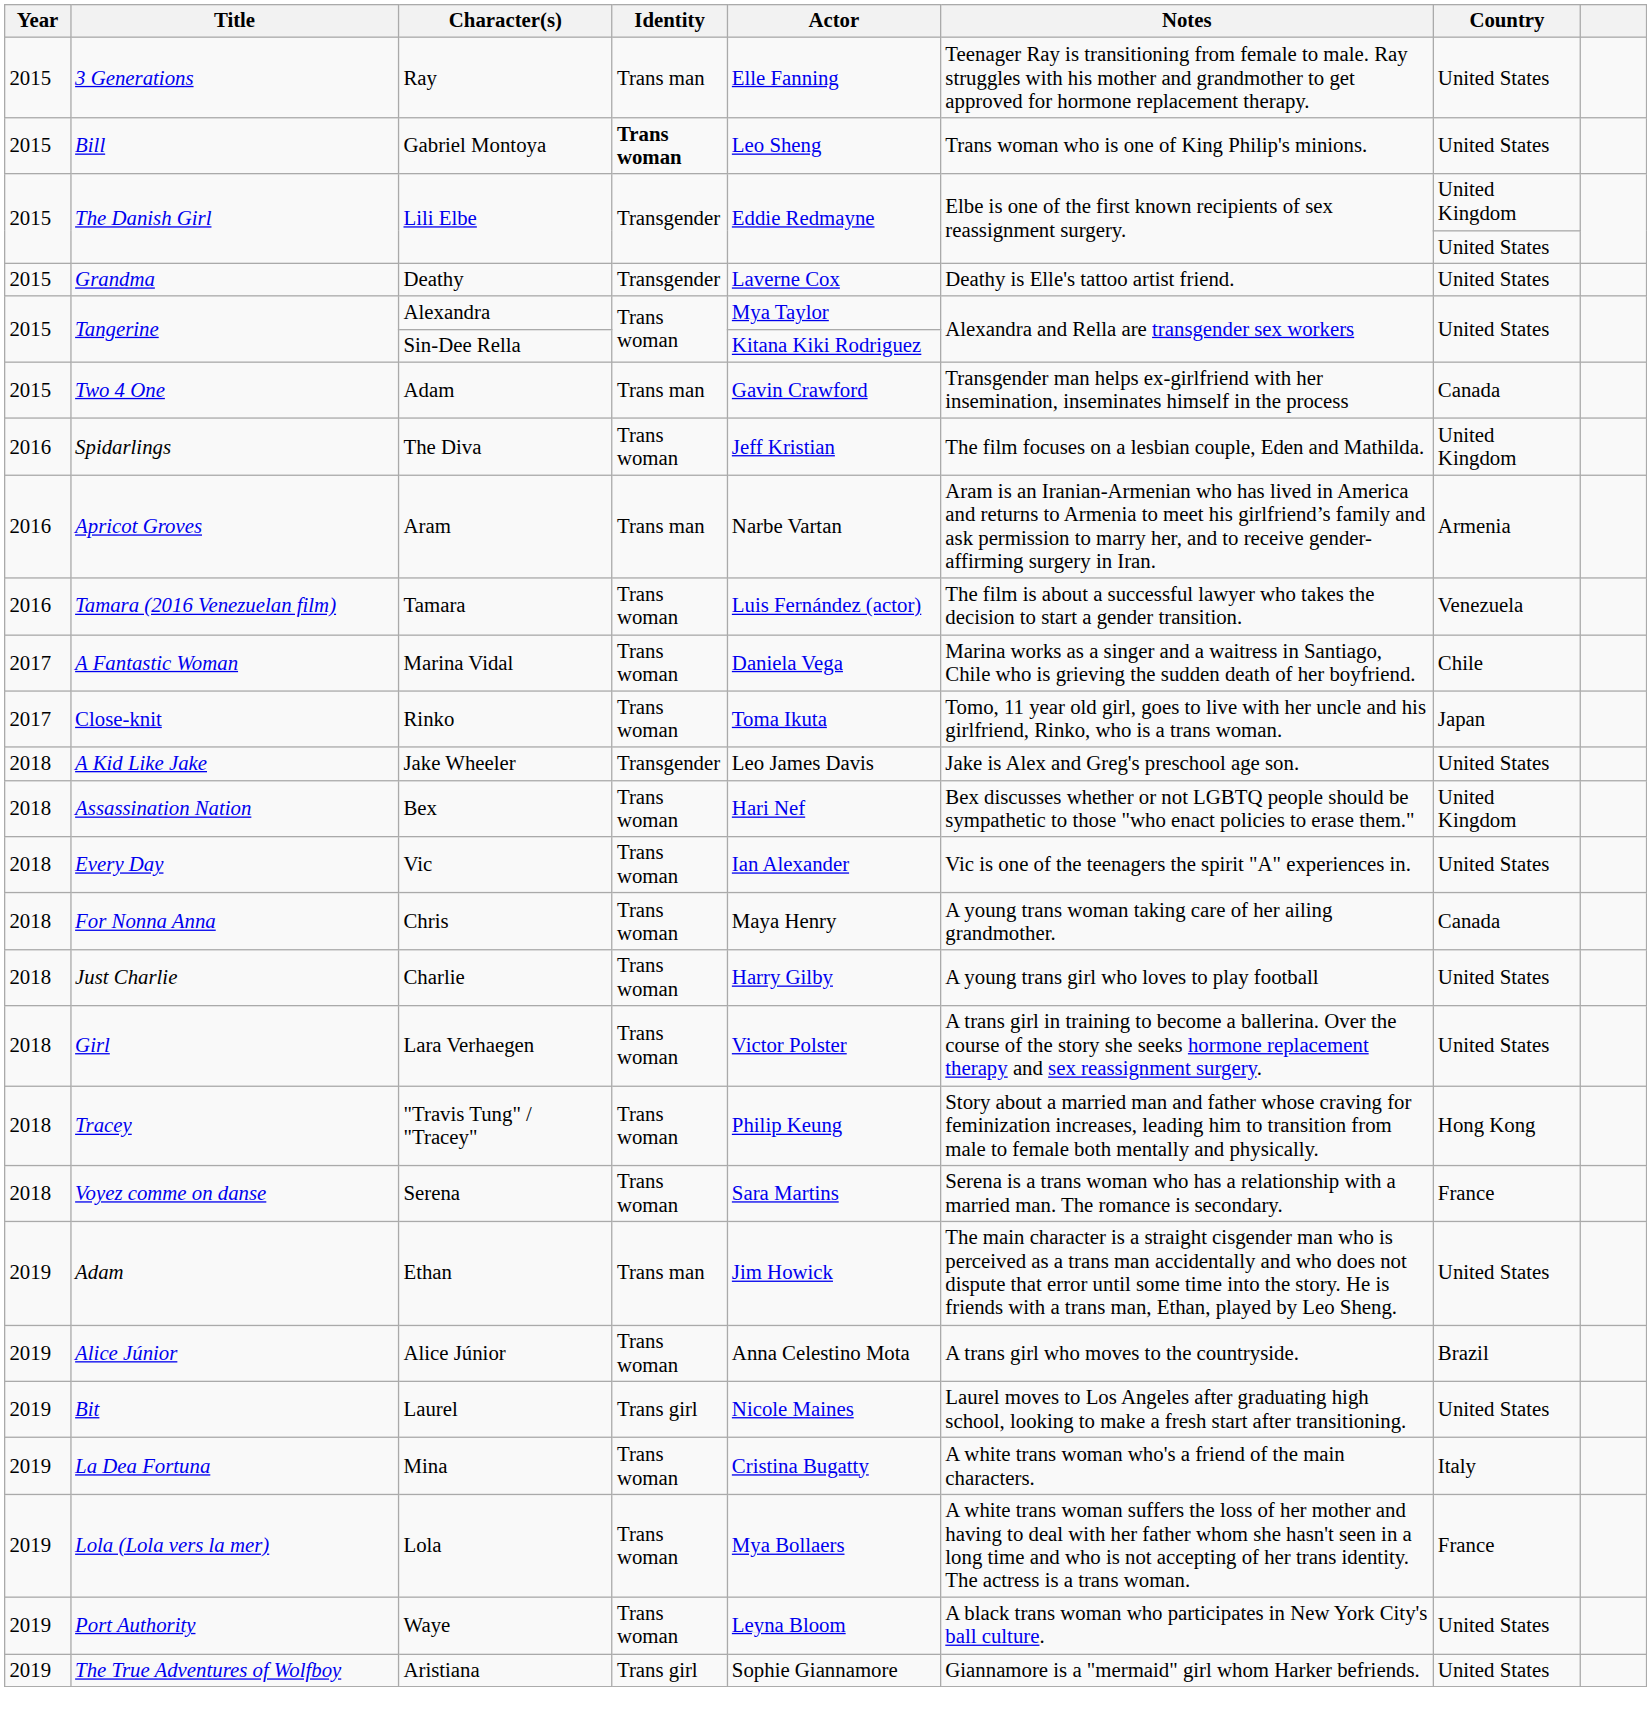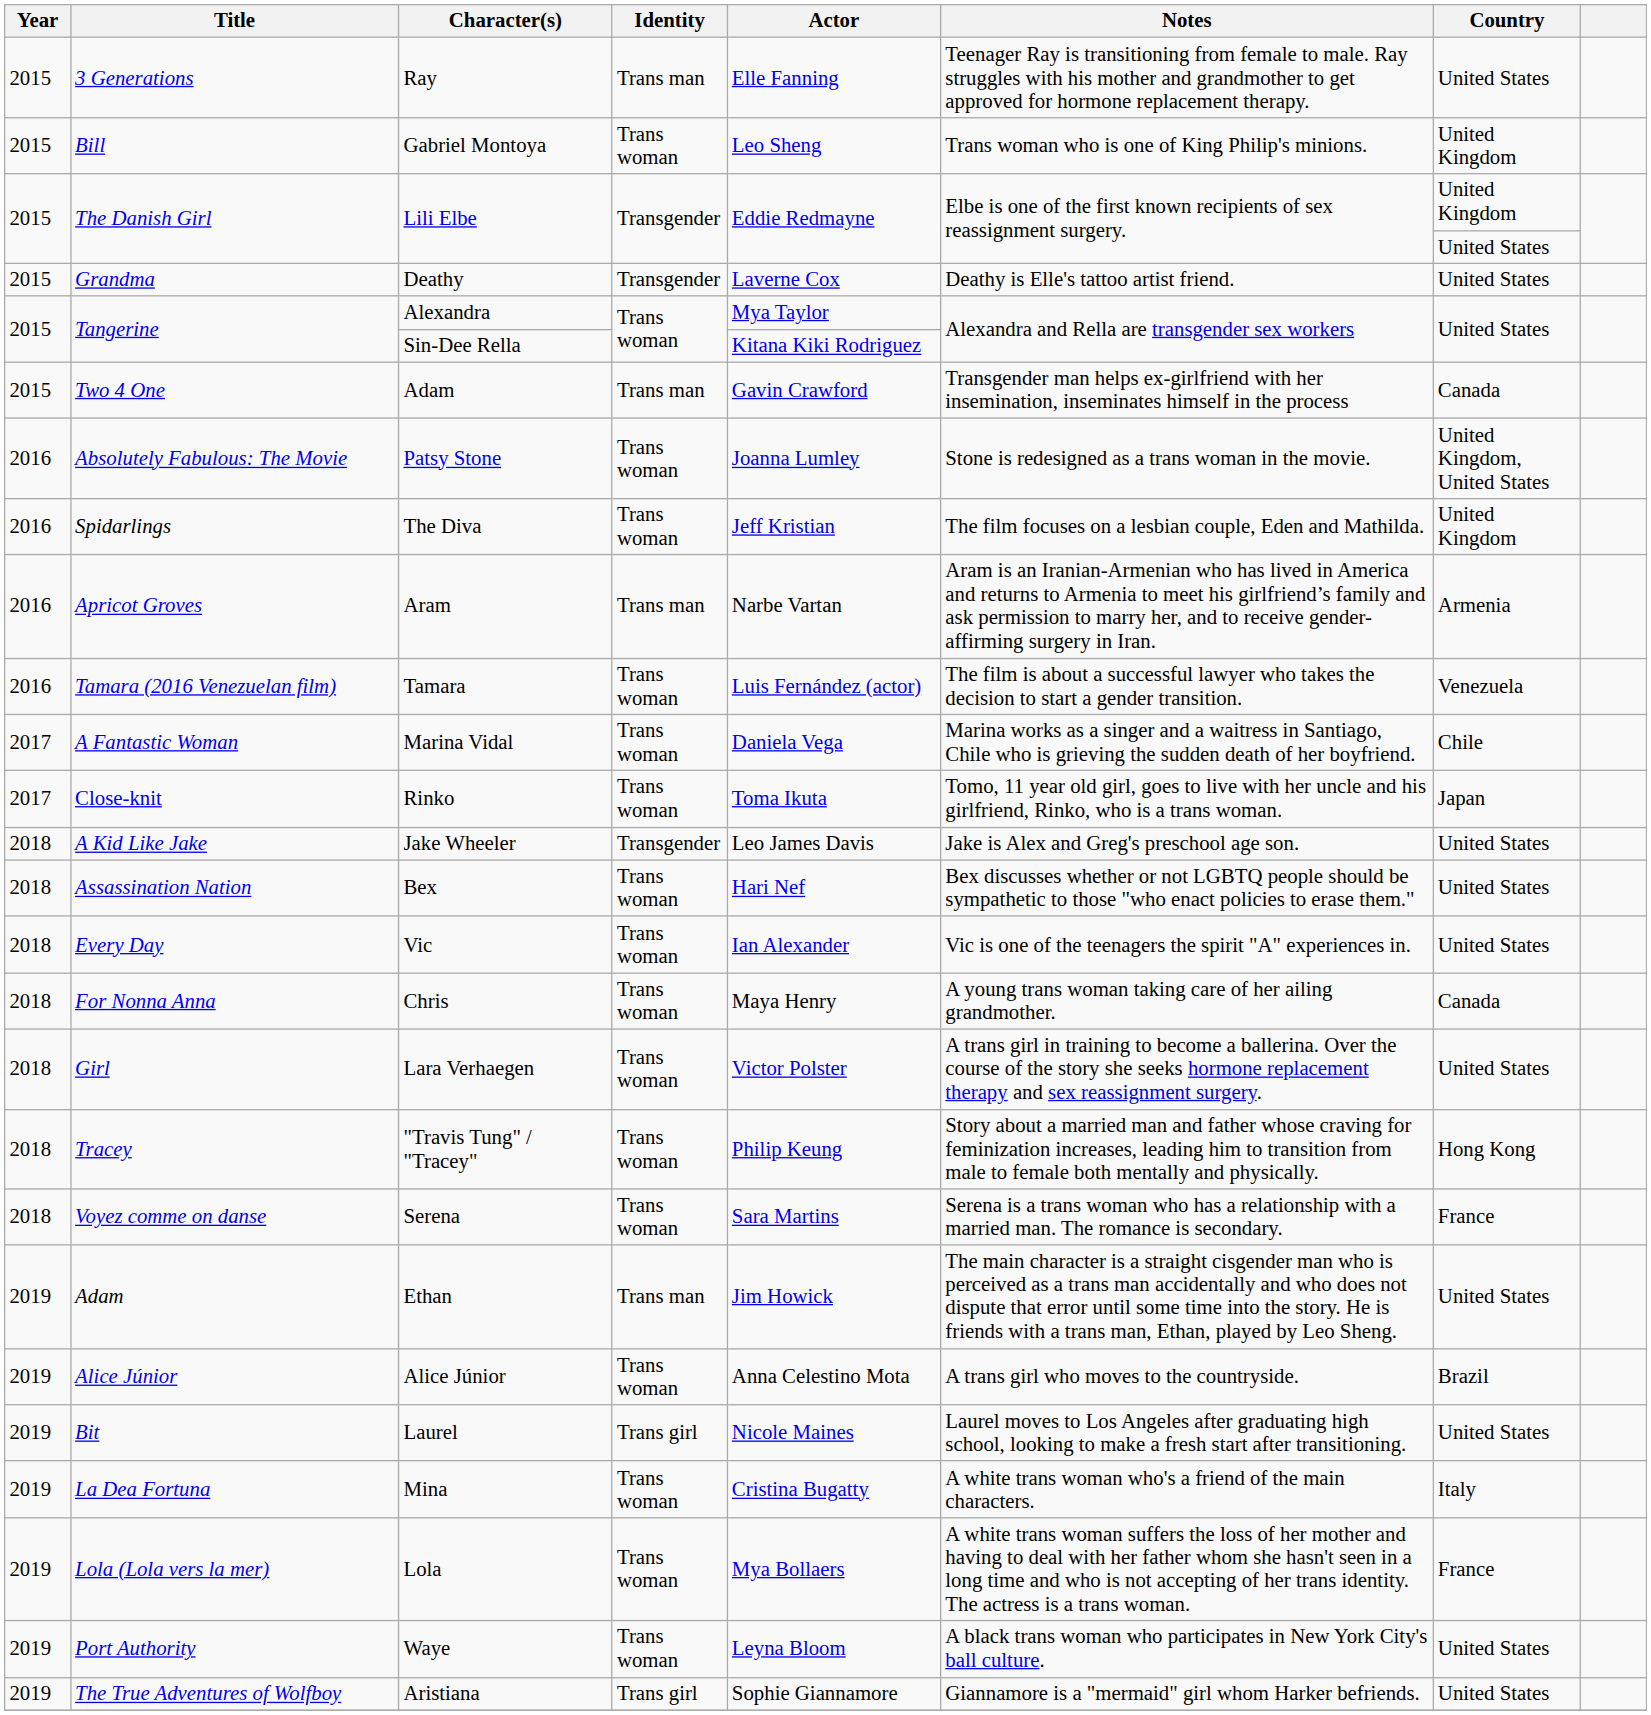(649, 145) bold -> (648, 145) normal
(1494, 145) United States -> (1477, 145) United Kingdom
+ row: (211, 458)
(1477, 808) United Kingdom -> (1494, 888) United States
- row: (126, 977)
